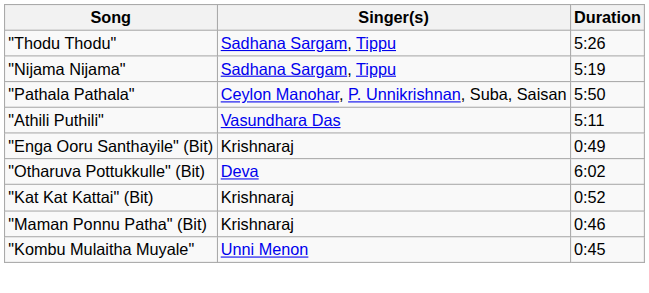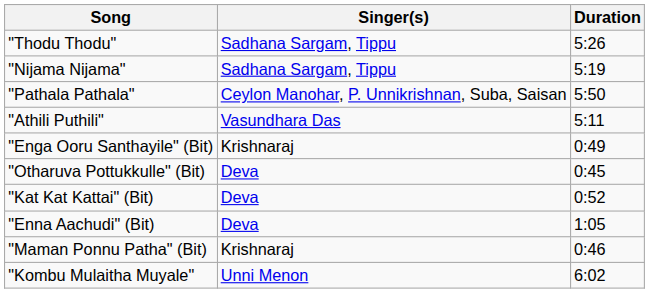(590, 172) 6:02 -> (590, 172) 0:45
(257, 198) Krishnaraj -> (240, 198) Deva
+ row: (81, 224)
(590, 249) 0:45 -> (590, 275) 6:02
